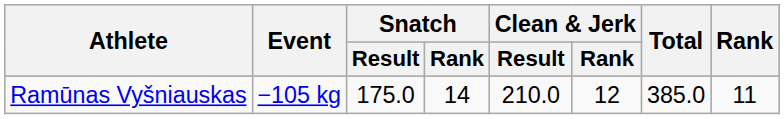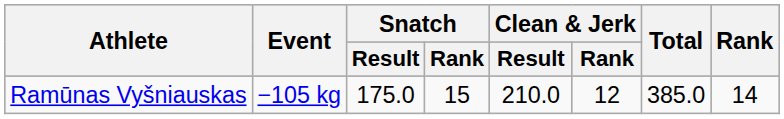(457, 95) 14 -> (457, 95) 15
(745, 95) 11 -> (745, 95) 14
